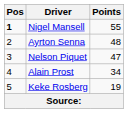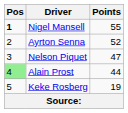(116, 42) 48 -> (116, 42) 52
(9, 72) no background -> (9, 72) lightgreen background
(116, 72) 34 -> (116, 72) 44
